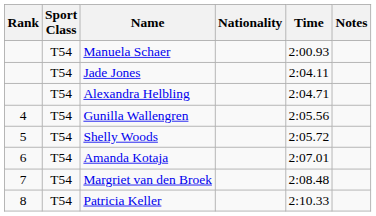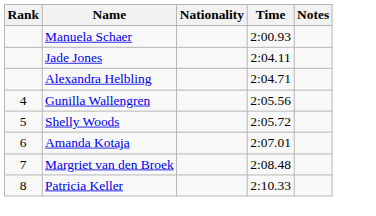- column: (61, 22)
